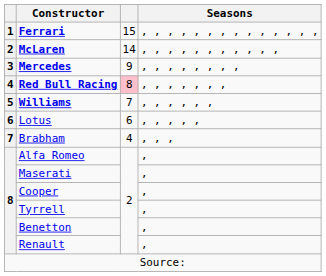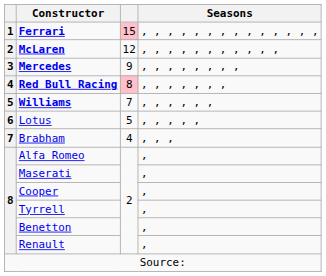(129, 31) no background -> (129, 31) pink background
(129, 49) 14 -> (129, 49) 12
(129, 120) 6 -> (129, 120) 5
